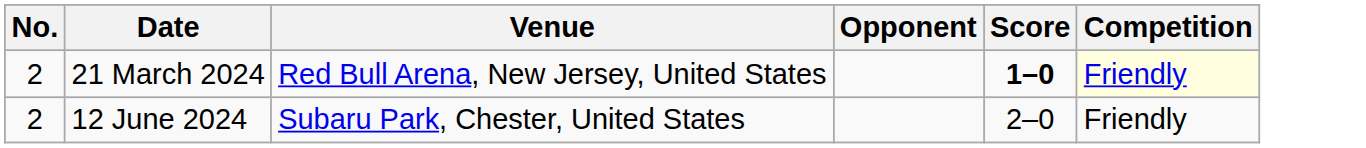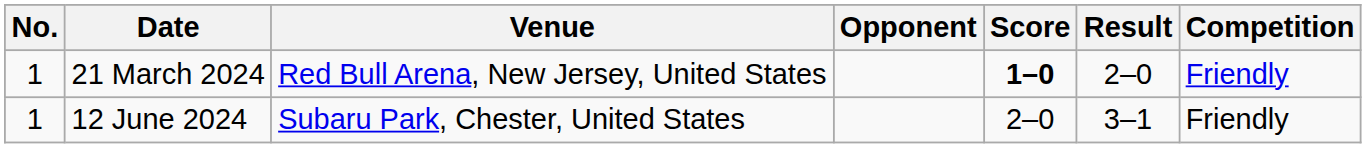+ column: (1128, 27)
(35, 73) 2 -> (35, 73) 1
(1135, 73) lightyellow background -> (1237, 73) no background
(35, 119) 2 -> (35, 119) 1
